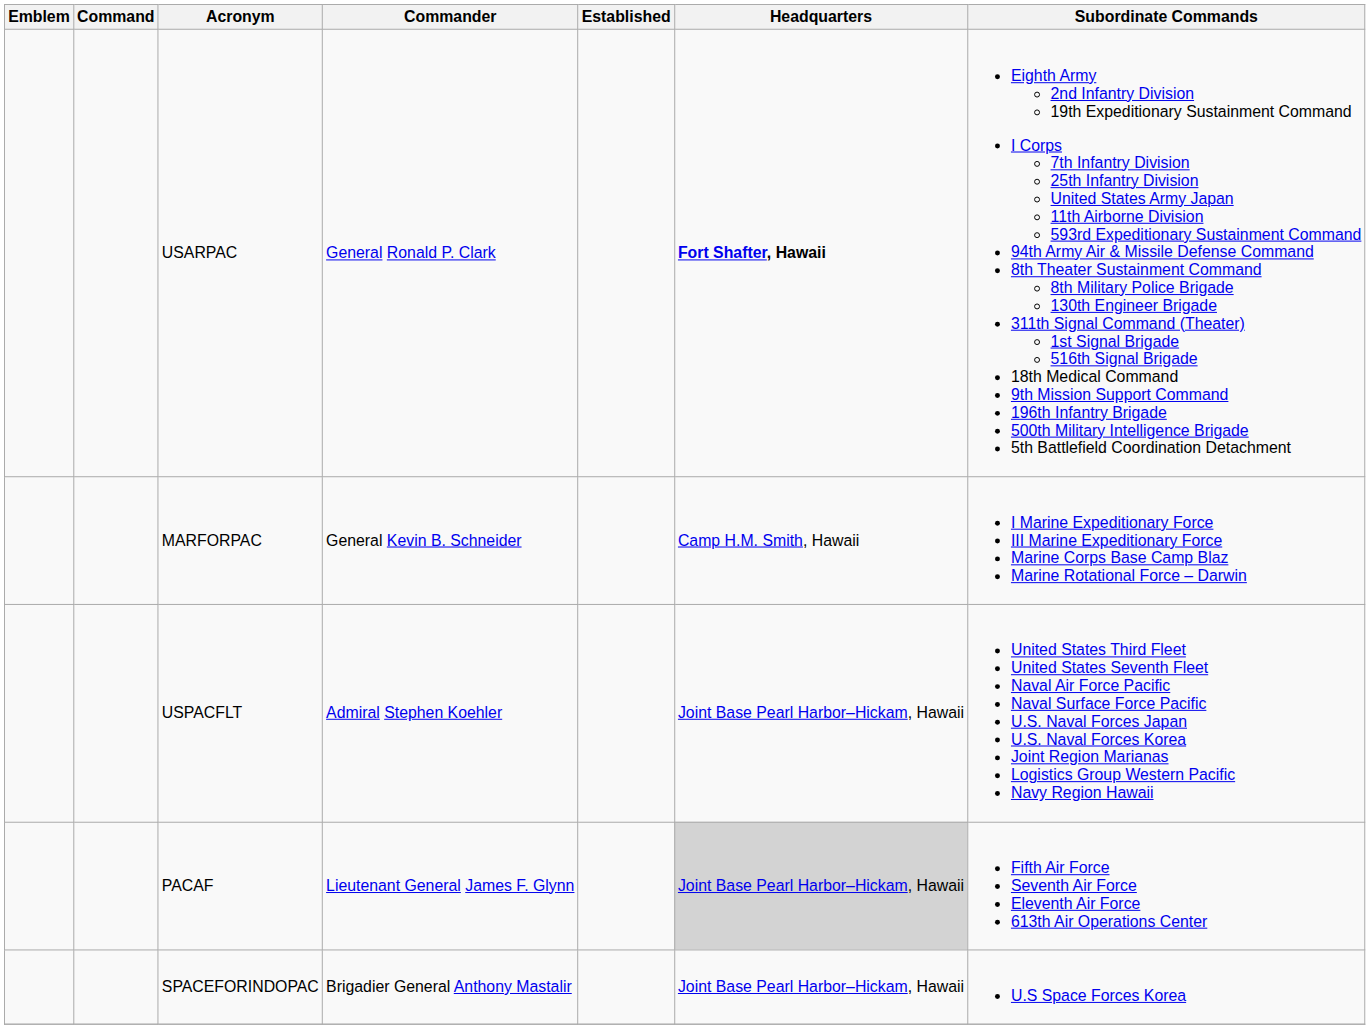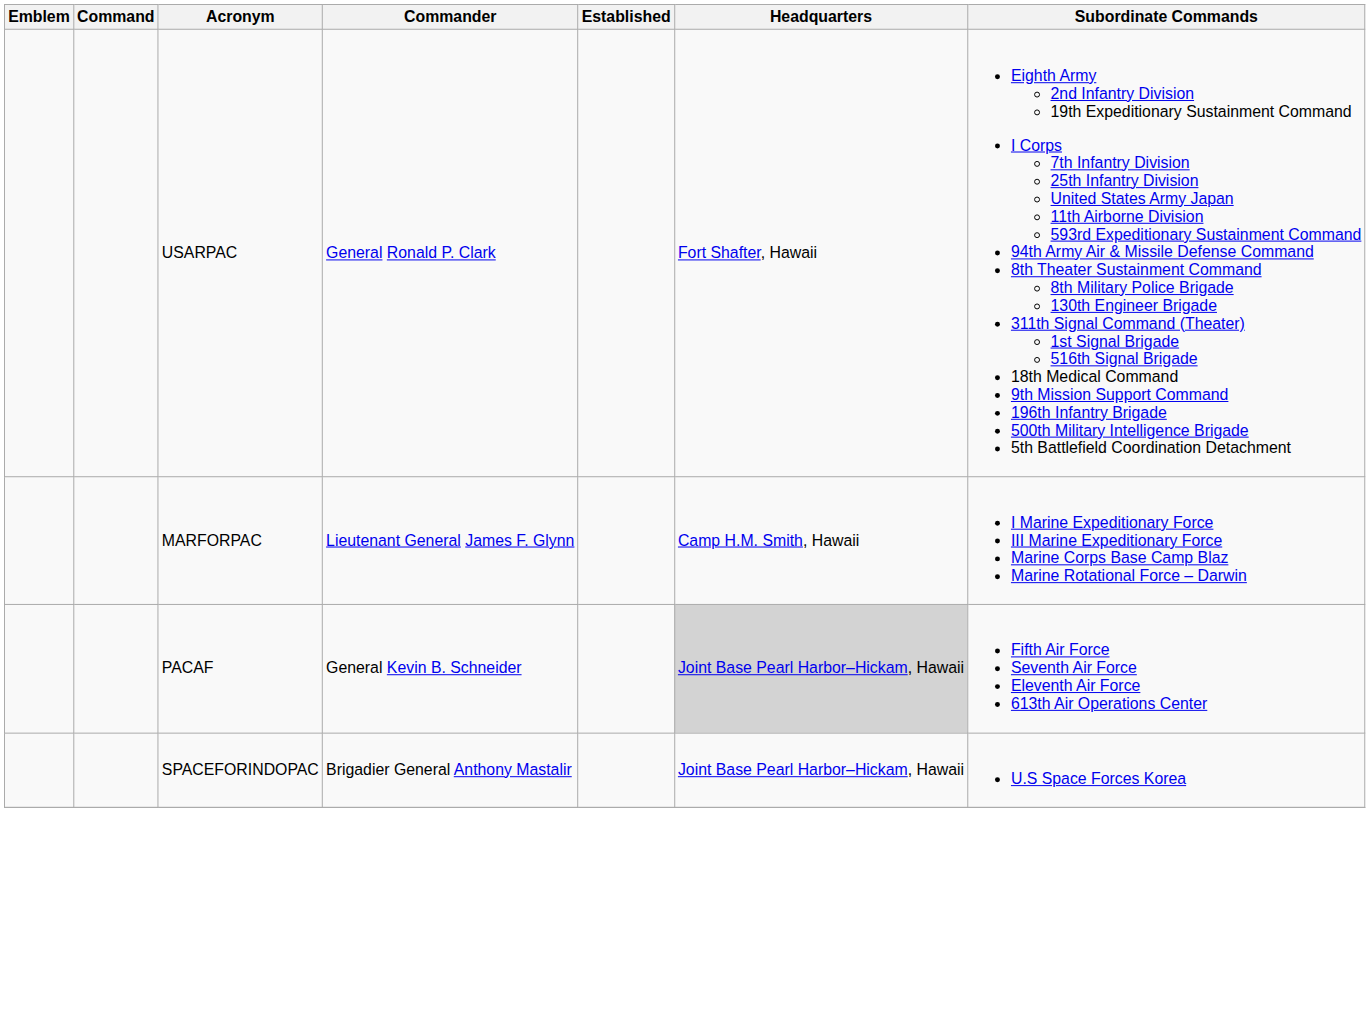(752, 253) bold -> (747, 253) normal
(424, 540) General Kevin B. Schneider -> (450, 540) Lieutenant General James F. Glynn
- row: (202, 713)
(450, 885) Lieutenant General James F. Glynn -> (424, 668) General Kevin B. Schneider
